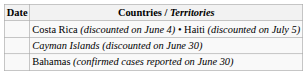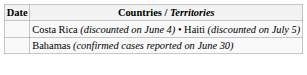- row: (117, 45)
